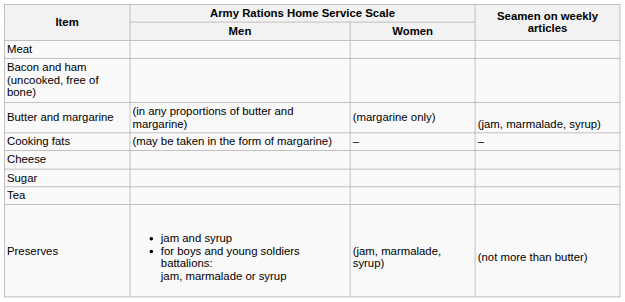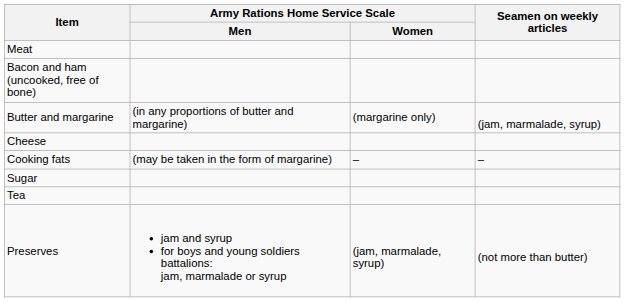rows swapped: (27, 159) <-> (39, 141)
